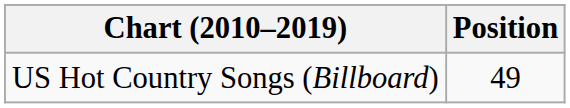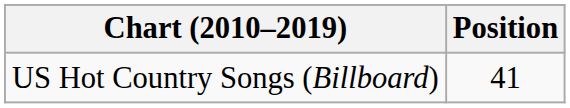(505, 77) 49 -> (505, 77) 41
